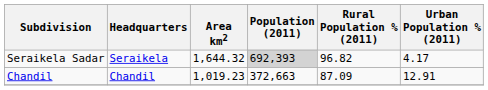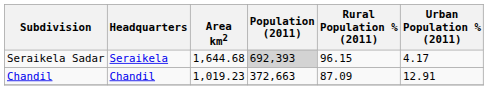(219, 58) 1,644.32 -> (219, 58) 1,644.68
(336, 58) 96.82 -> (336, 58) 96.15
